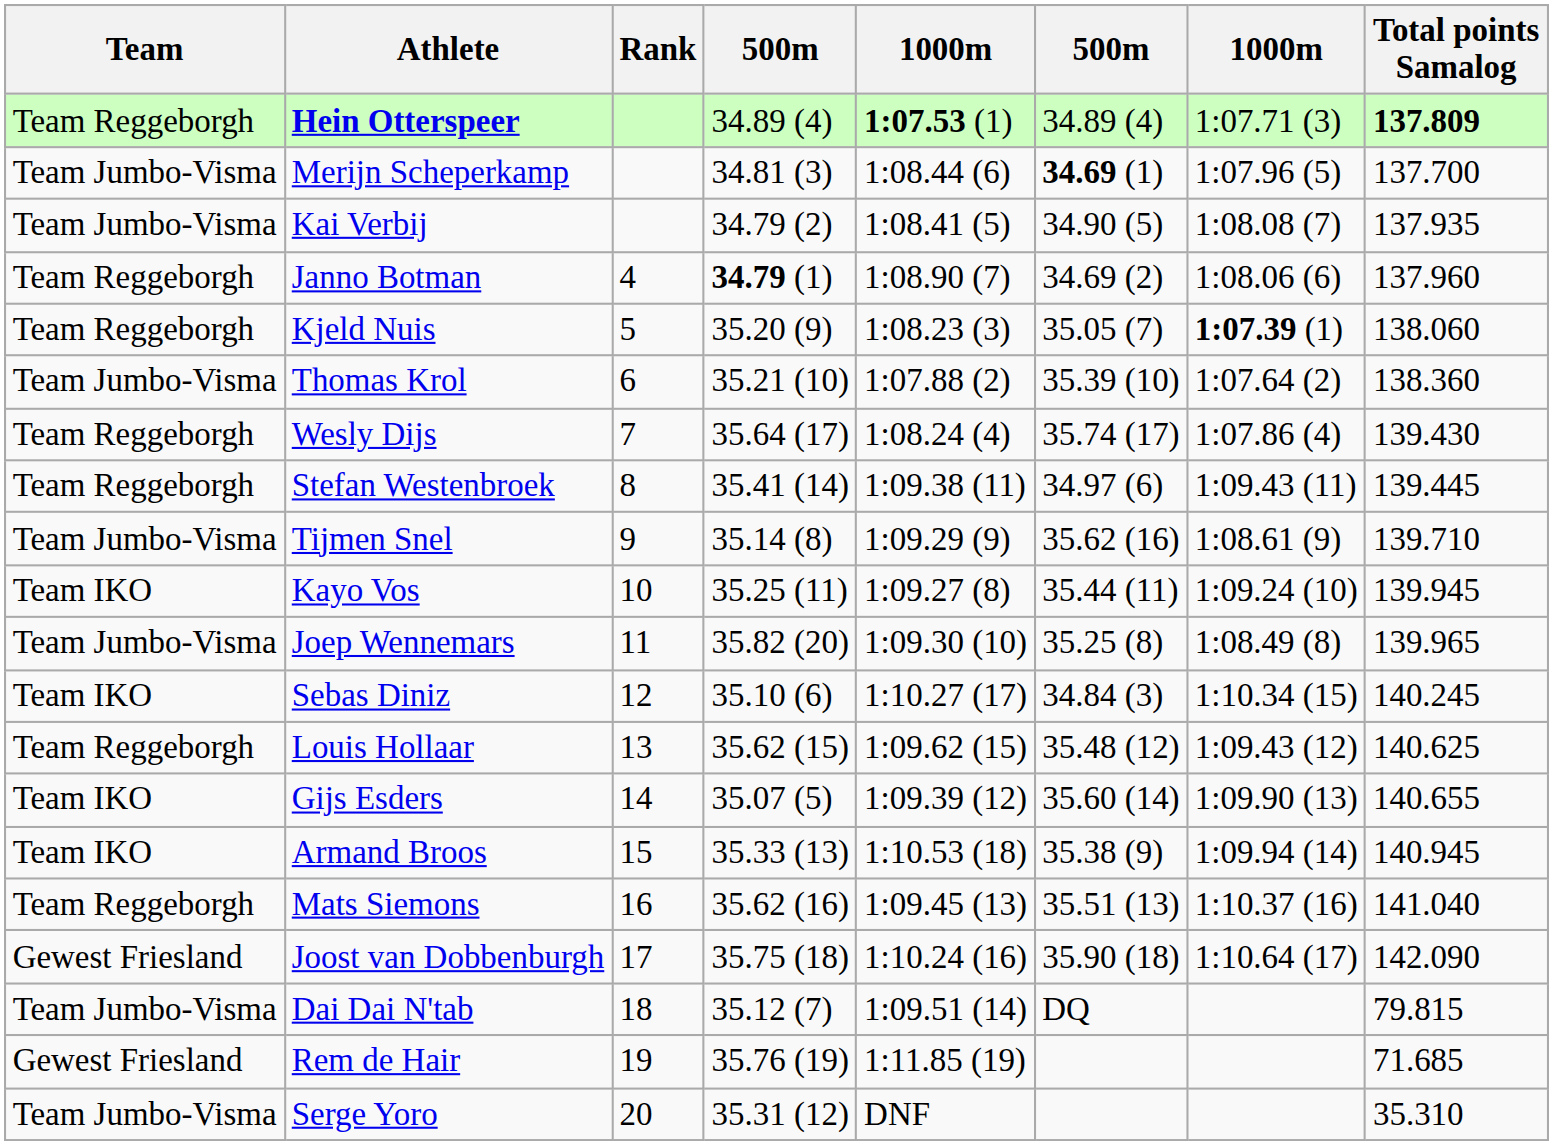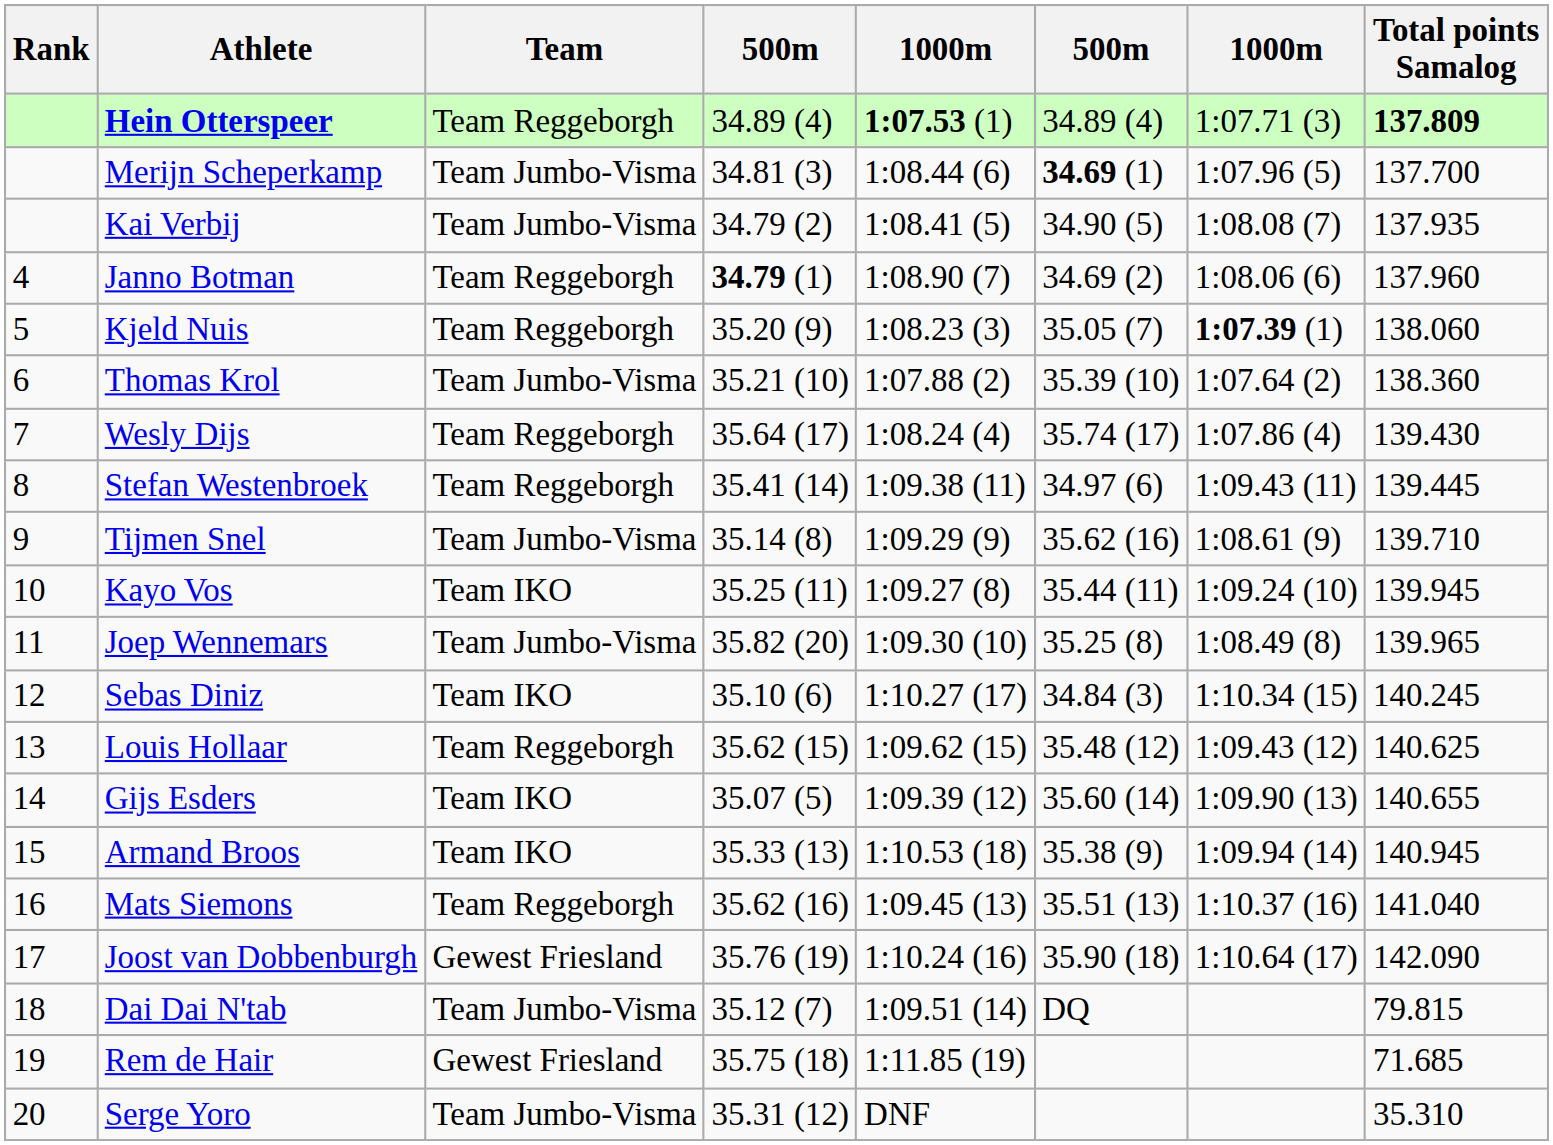columns swapped: (658, 49) <-> (145, 49)
(780, 956) 35.75 (18) -> (780, 956) 35.76 (19)
(780, 1060) 35.76 (19) -> (780, 1060) 35.75 (18)
